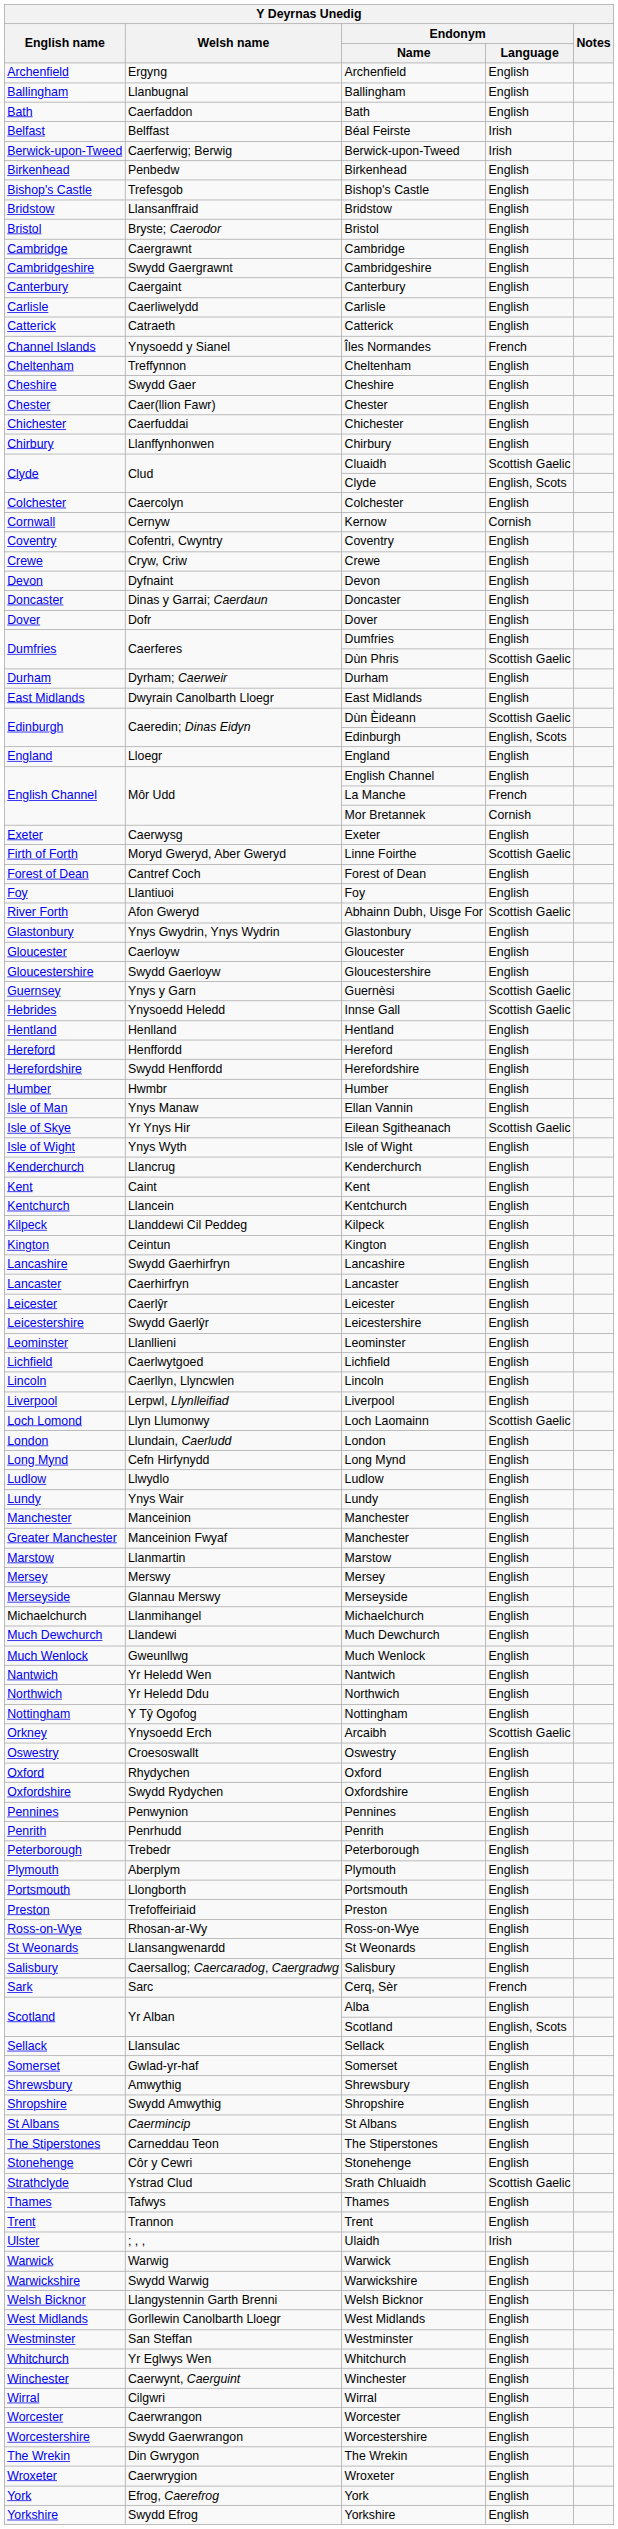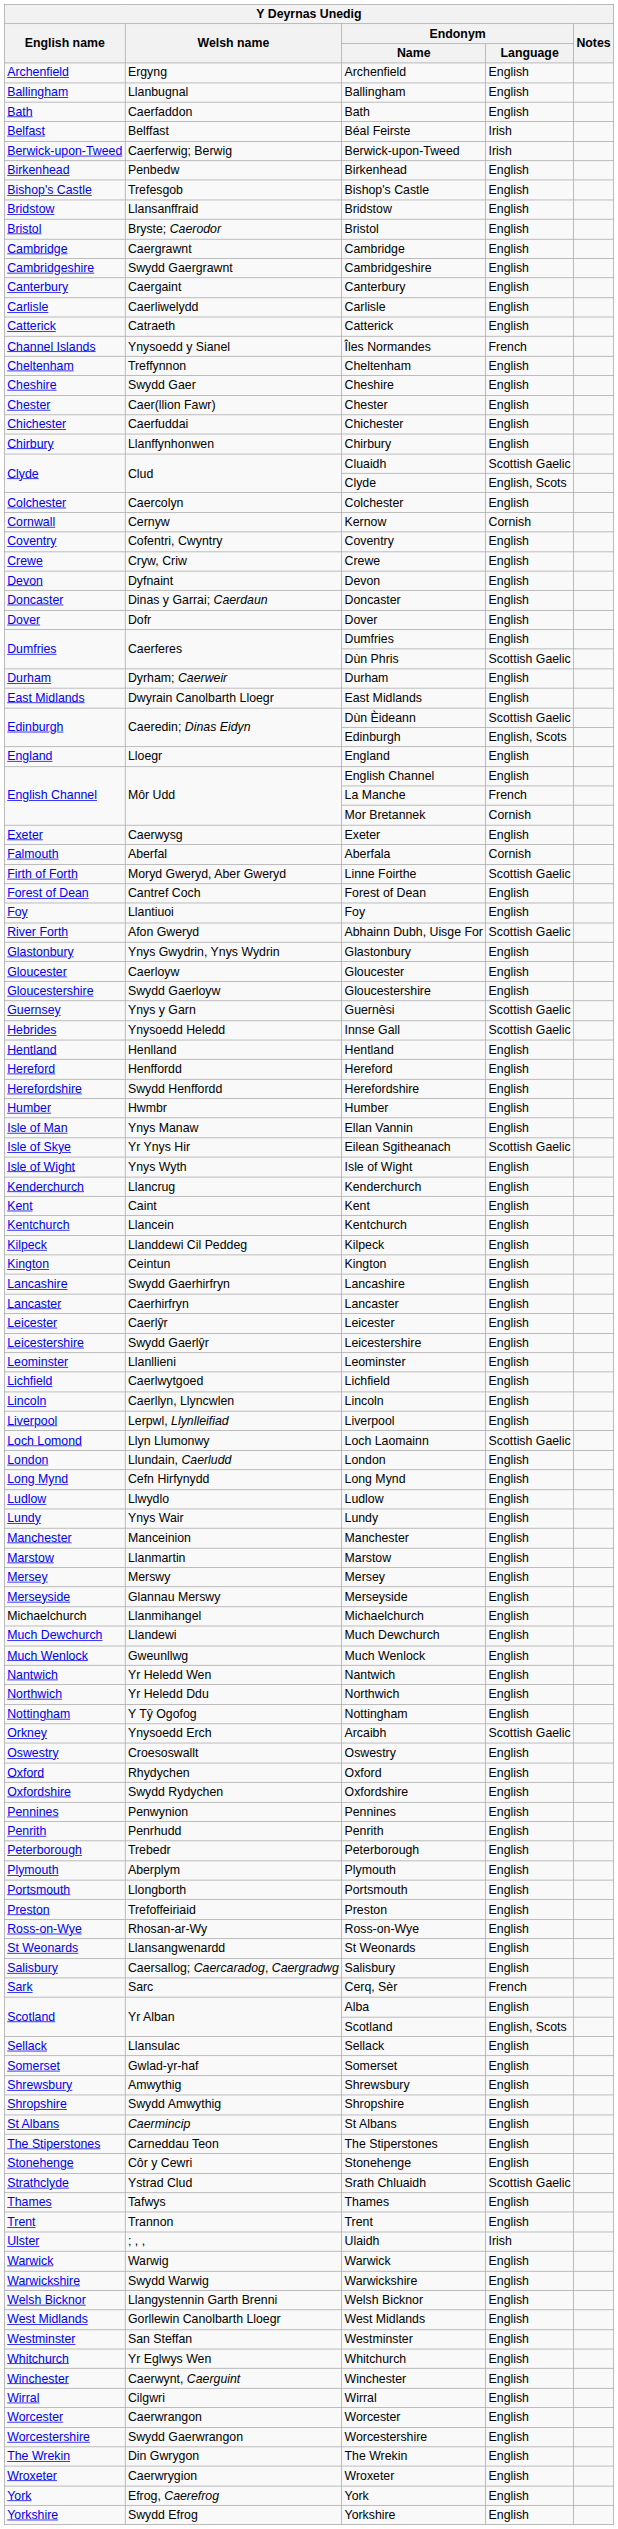+ row: (33, 854)
- row: (62, 1538)
